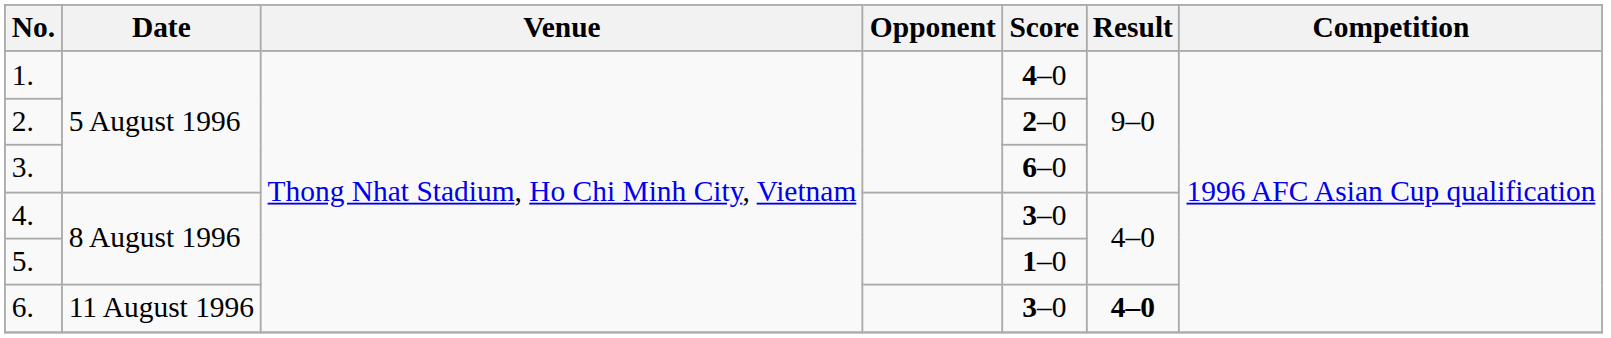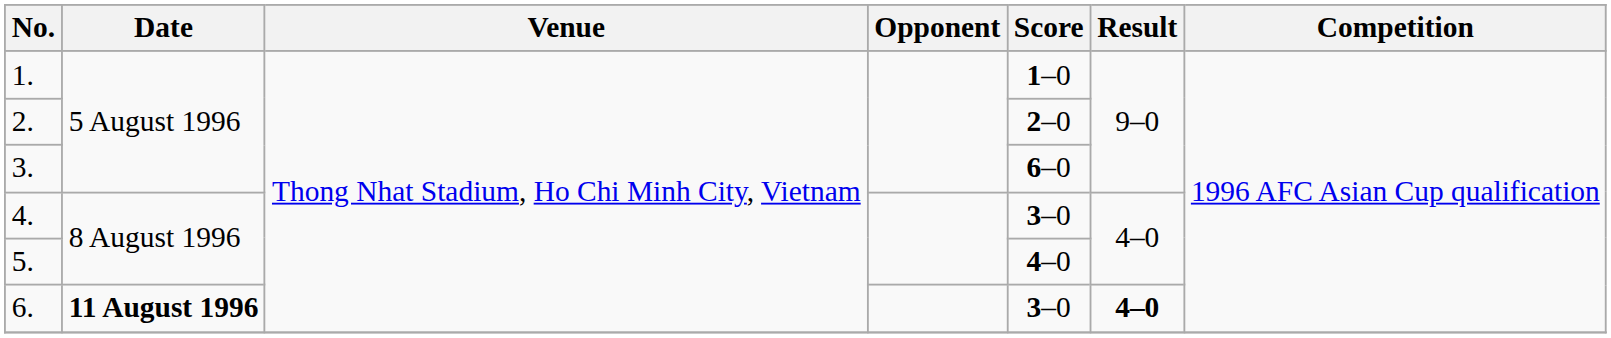(1044, 74) 4–0 -> (1049, 74) 1–0
(1044, 261) 1–0 -> (1049, 261) 4–0
(161, 307) normal -> (164, 307) bold
